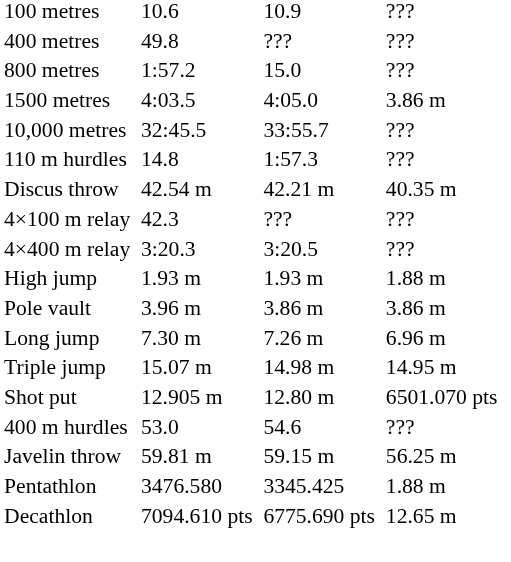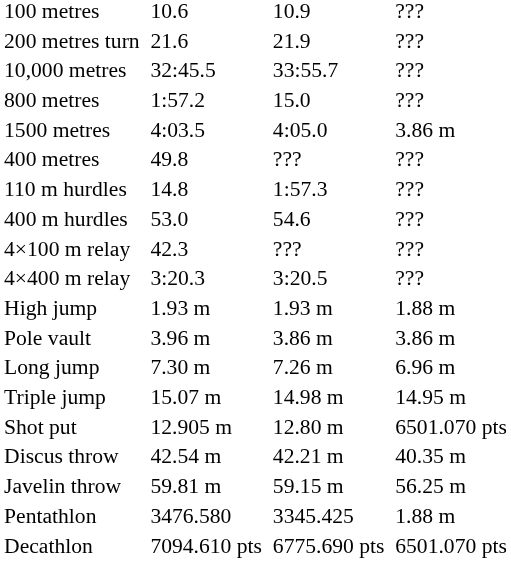+ row: (72, 40)
rows swapped: (52, 40) <-> (65, 129)
rows swapped: (66, 426) <-> (61, 189)
(421, 515) 12.65 m -> (451, 545) 6501.070 pts
